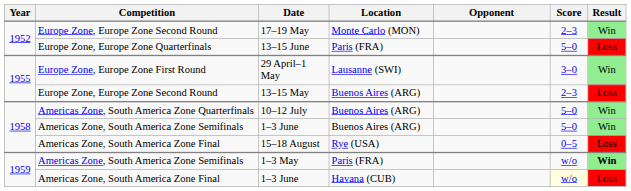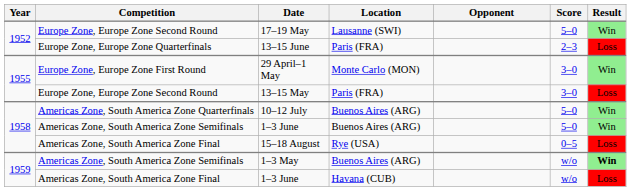(376, 30) Monte Carlo (MON) -> (366, 30) Lausanne (SWI)
(569, 30) 2–3 -> (569, 30) 5–0
(569, 47) 5–0 -> (569, 47) 2–3
(366, 70) Lausanne (SWI) -> (376, 70) Monte Carlo (MON)
(376, 93) Buenos Aires (ARG) -> (357, 93) Paris (FRA)
(569, 93) 2–3 -> (569, 93) 3–0
(357, 161) Paris (FRA) -> (376, 161) Buenos Aires (ARG)
(569, 178) lightyellow background -> (569, 178) no background
